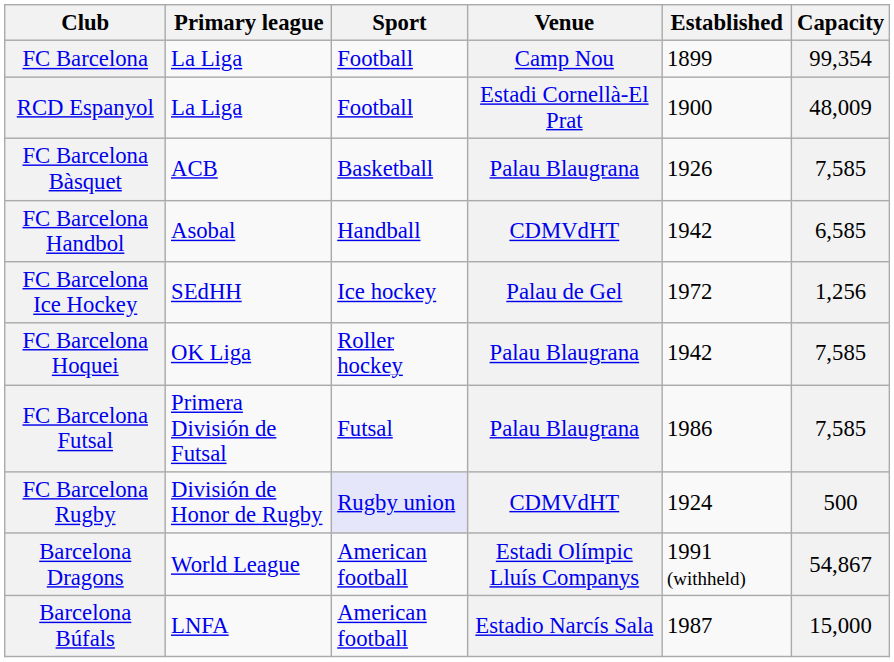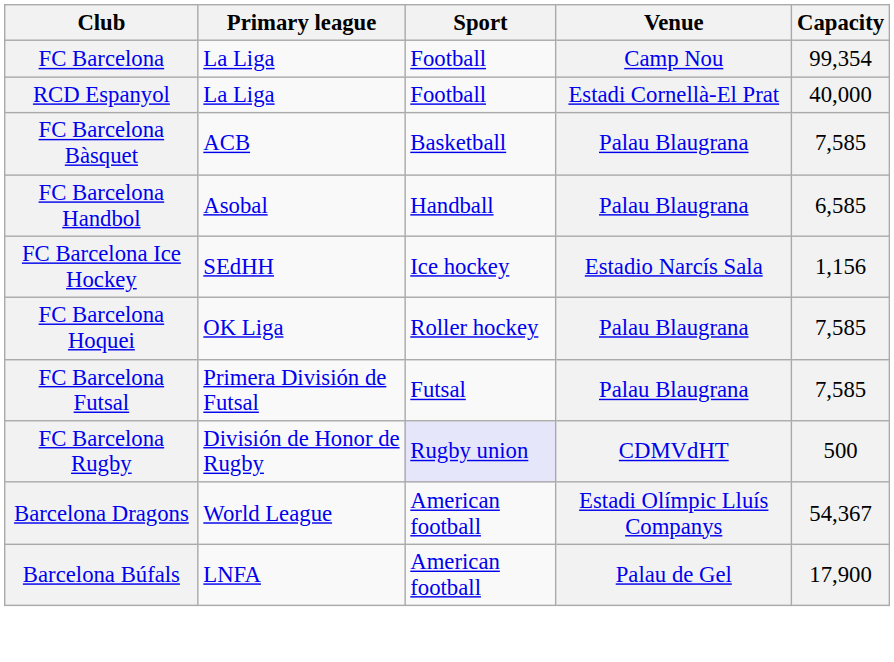- column: (727, 22)
(841, 107) 48,009 -> (841, 94) 40,000
(564, 230) CDMVdHT -> (674, 204) Palau Blaugrana
(564, 292) Palau de Gel -> (674, 266) Estadio Narcís Sala
(841, 292) 1,256 -> (841, 266) 1,156
(841, 564) 54,867 -> (841, 512) 54,367
(564, 625) Estadio Narcís Sala -> (674, 574) Palau de Gel
(841, 625) 15,000 -> (841, 574) 17,900
